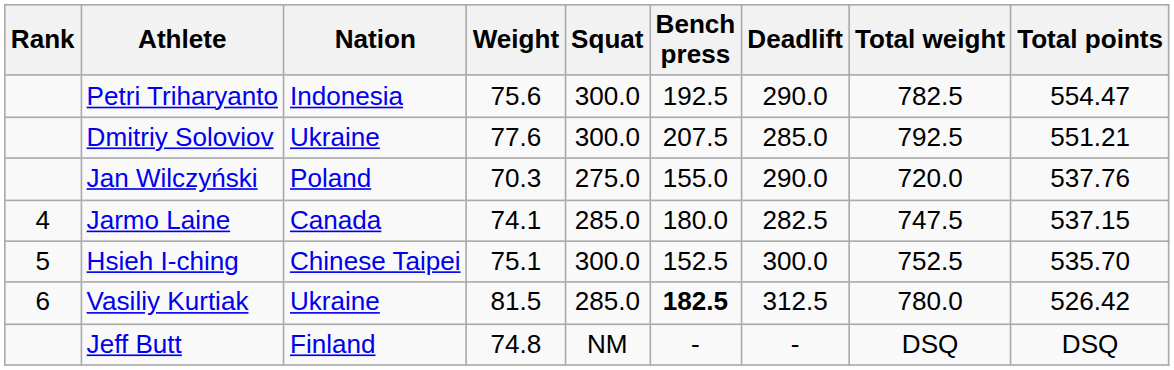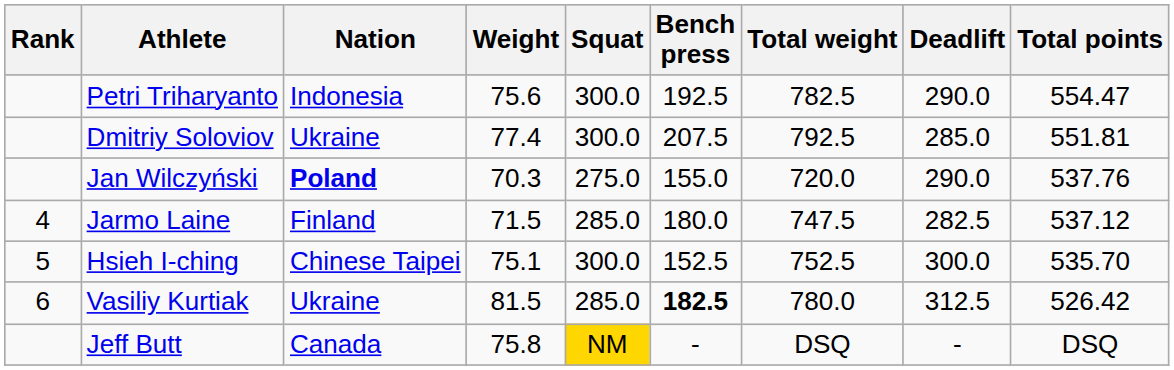columns swapped: (795, 39) <-> (930, 39)
(516, 137) 77.6 -> (516, 137) 77.4
(1090, 137) 551.21 -> (1090, 137) 551.81
(331, 178) normal -> (333, 178) bold
(336, 219) Canada -> (333, 219) Finland
(516, 219) 74.1 -> (516, 219) 71.5
(1090, 219) 537.15 -> (1090, 219) 537.12
(333, 344) Finland -> (336, 344) Canada
(516, 344) 74.8 -> (516, 344) 75.8
(607, 344) no background -> (607, 344) gold background
